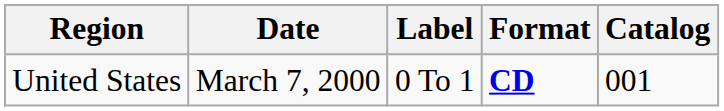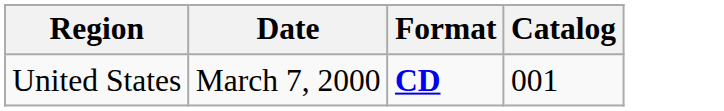- column: (435, 29)
